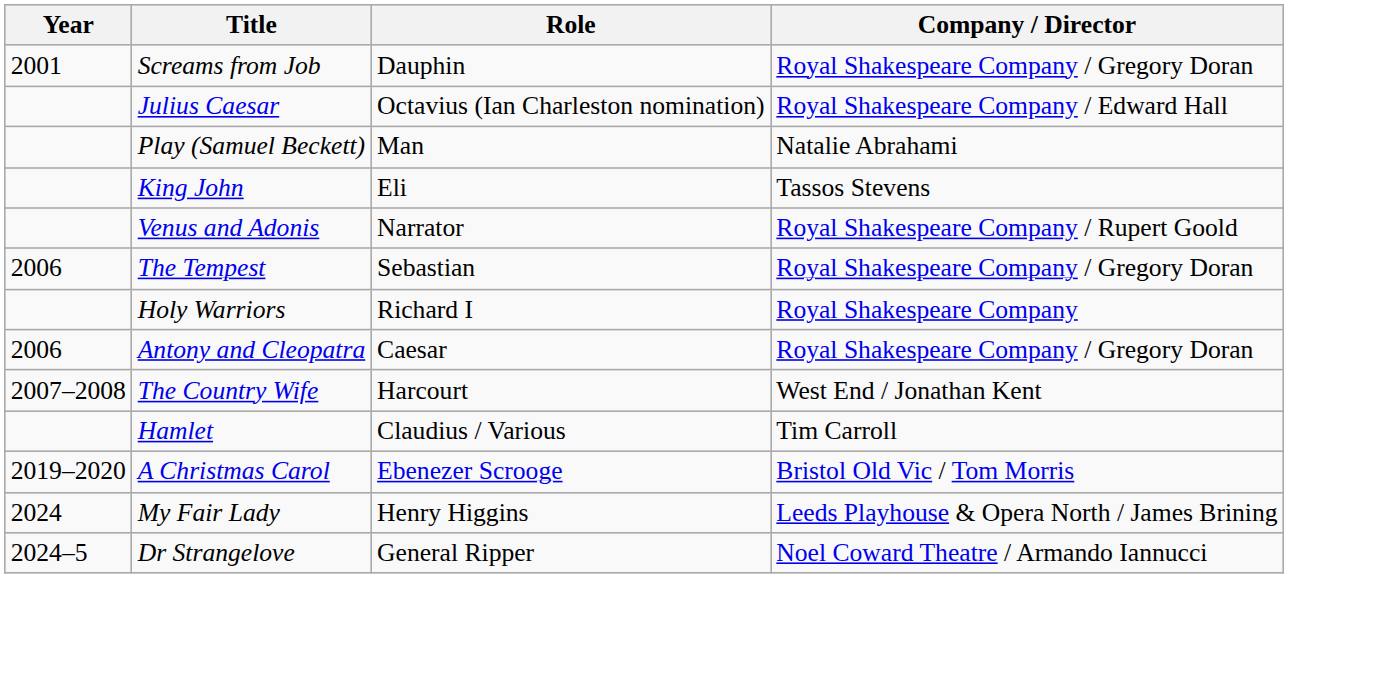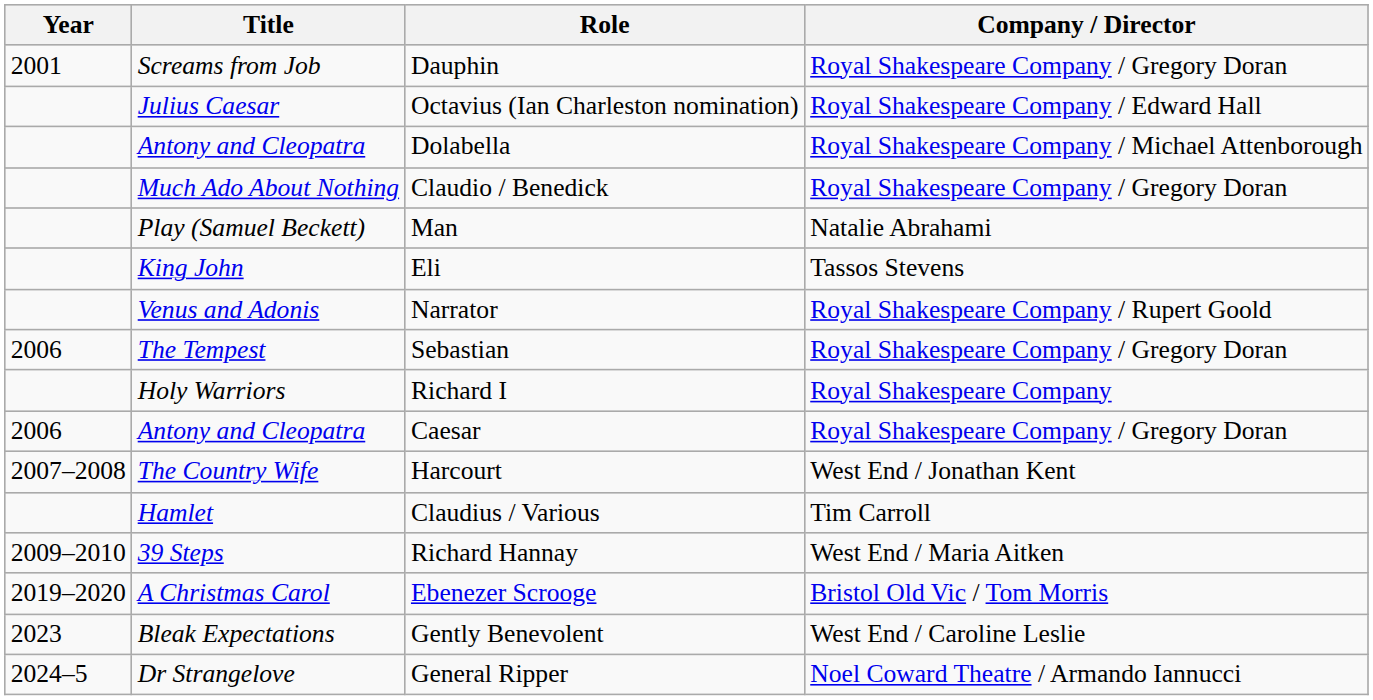+ row: (461, 146)
+ row: (510, 187)
+ row: (494, 552)
+ row: (507, 633)
- row: (453, 512)
